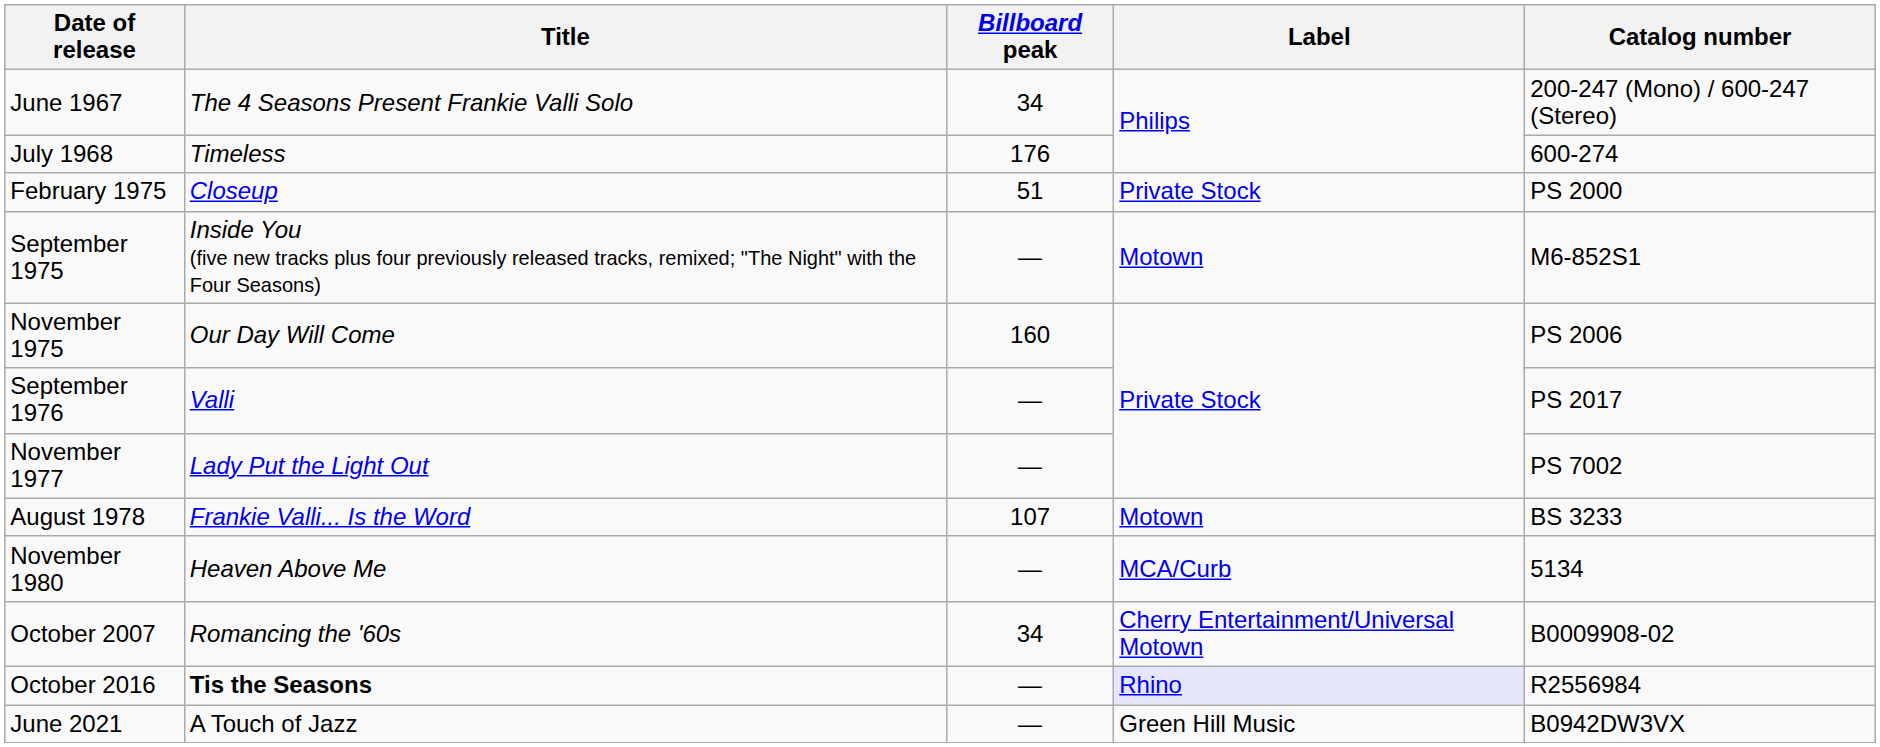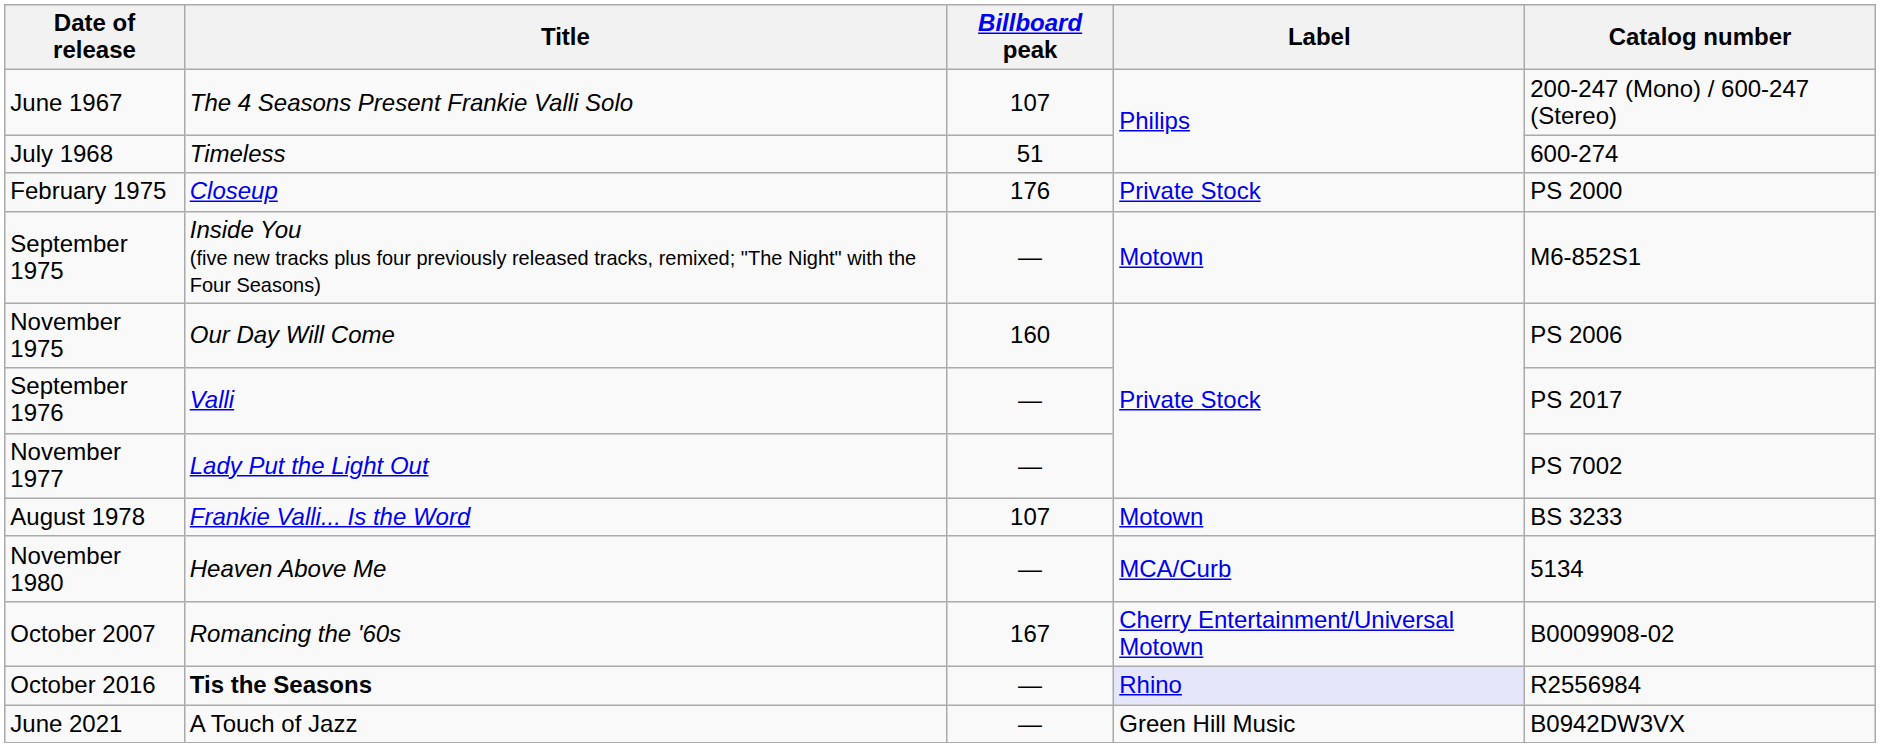(1030, 102) 34 -> (1030, 102) 107
(1030, 153) 176 -> (1030, 153) 51
(1030, 191) 51 -> (1030, 191) 176
(1030, 633) 34 -> (1030, 633) 167
